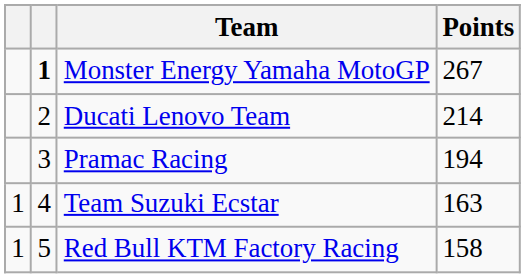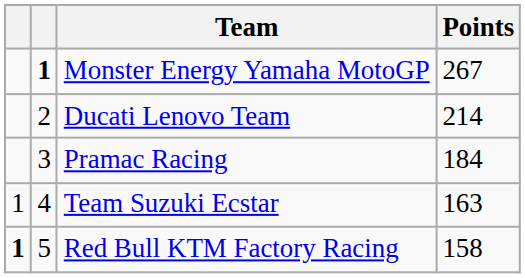(463, 159) 194 -> (463, 159) 184
(18, 248) normal -> (18, 248) bold
